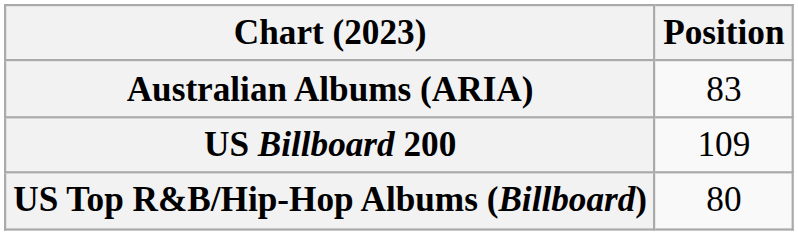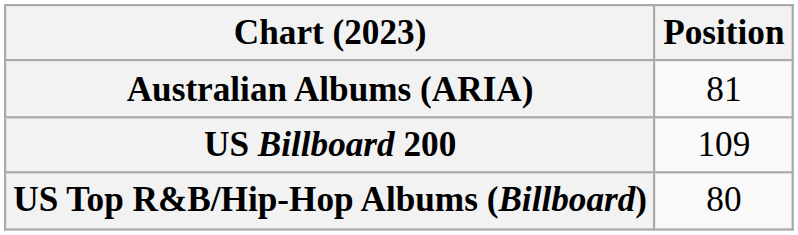(724, 88) 83 -> (724, 88) 81
